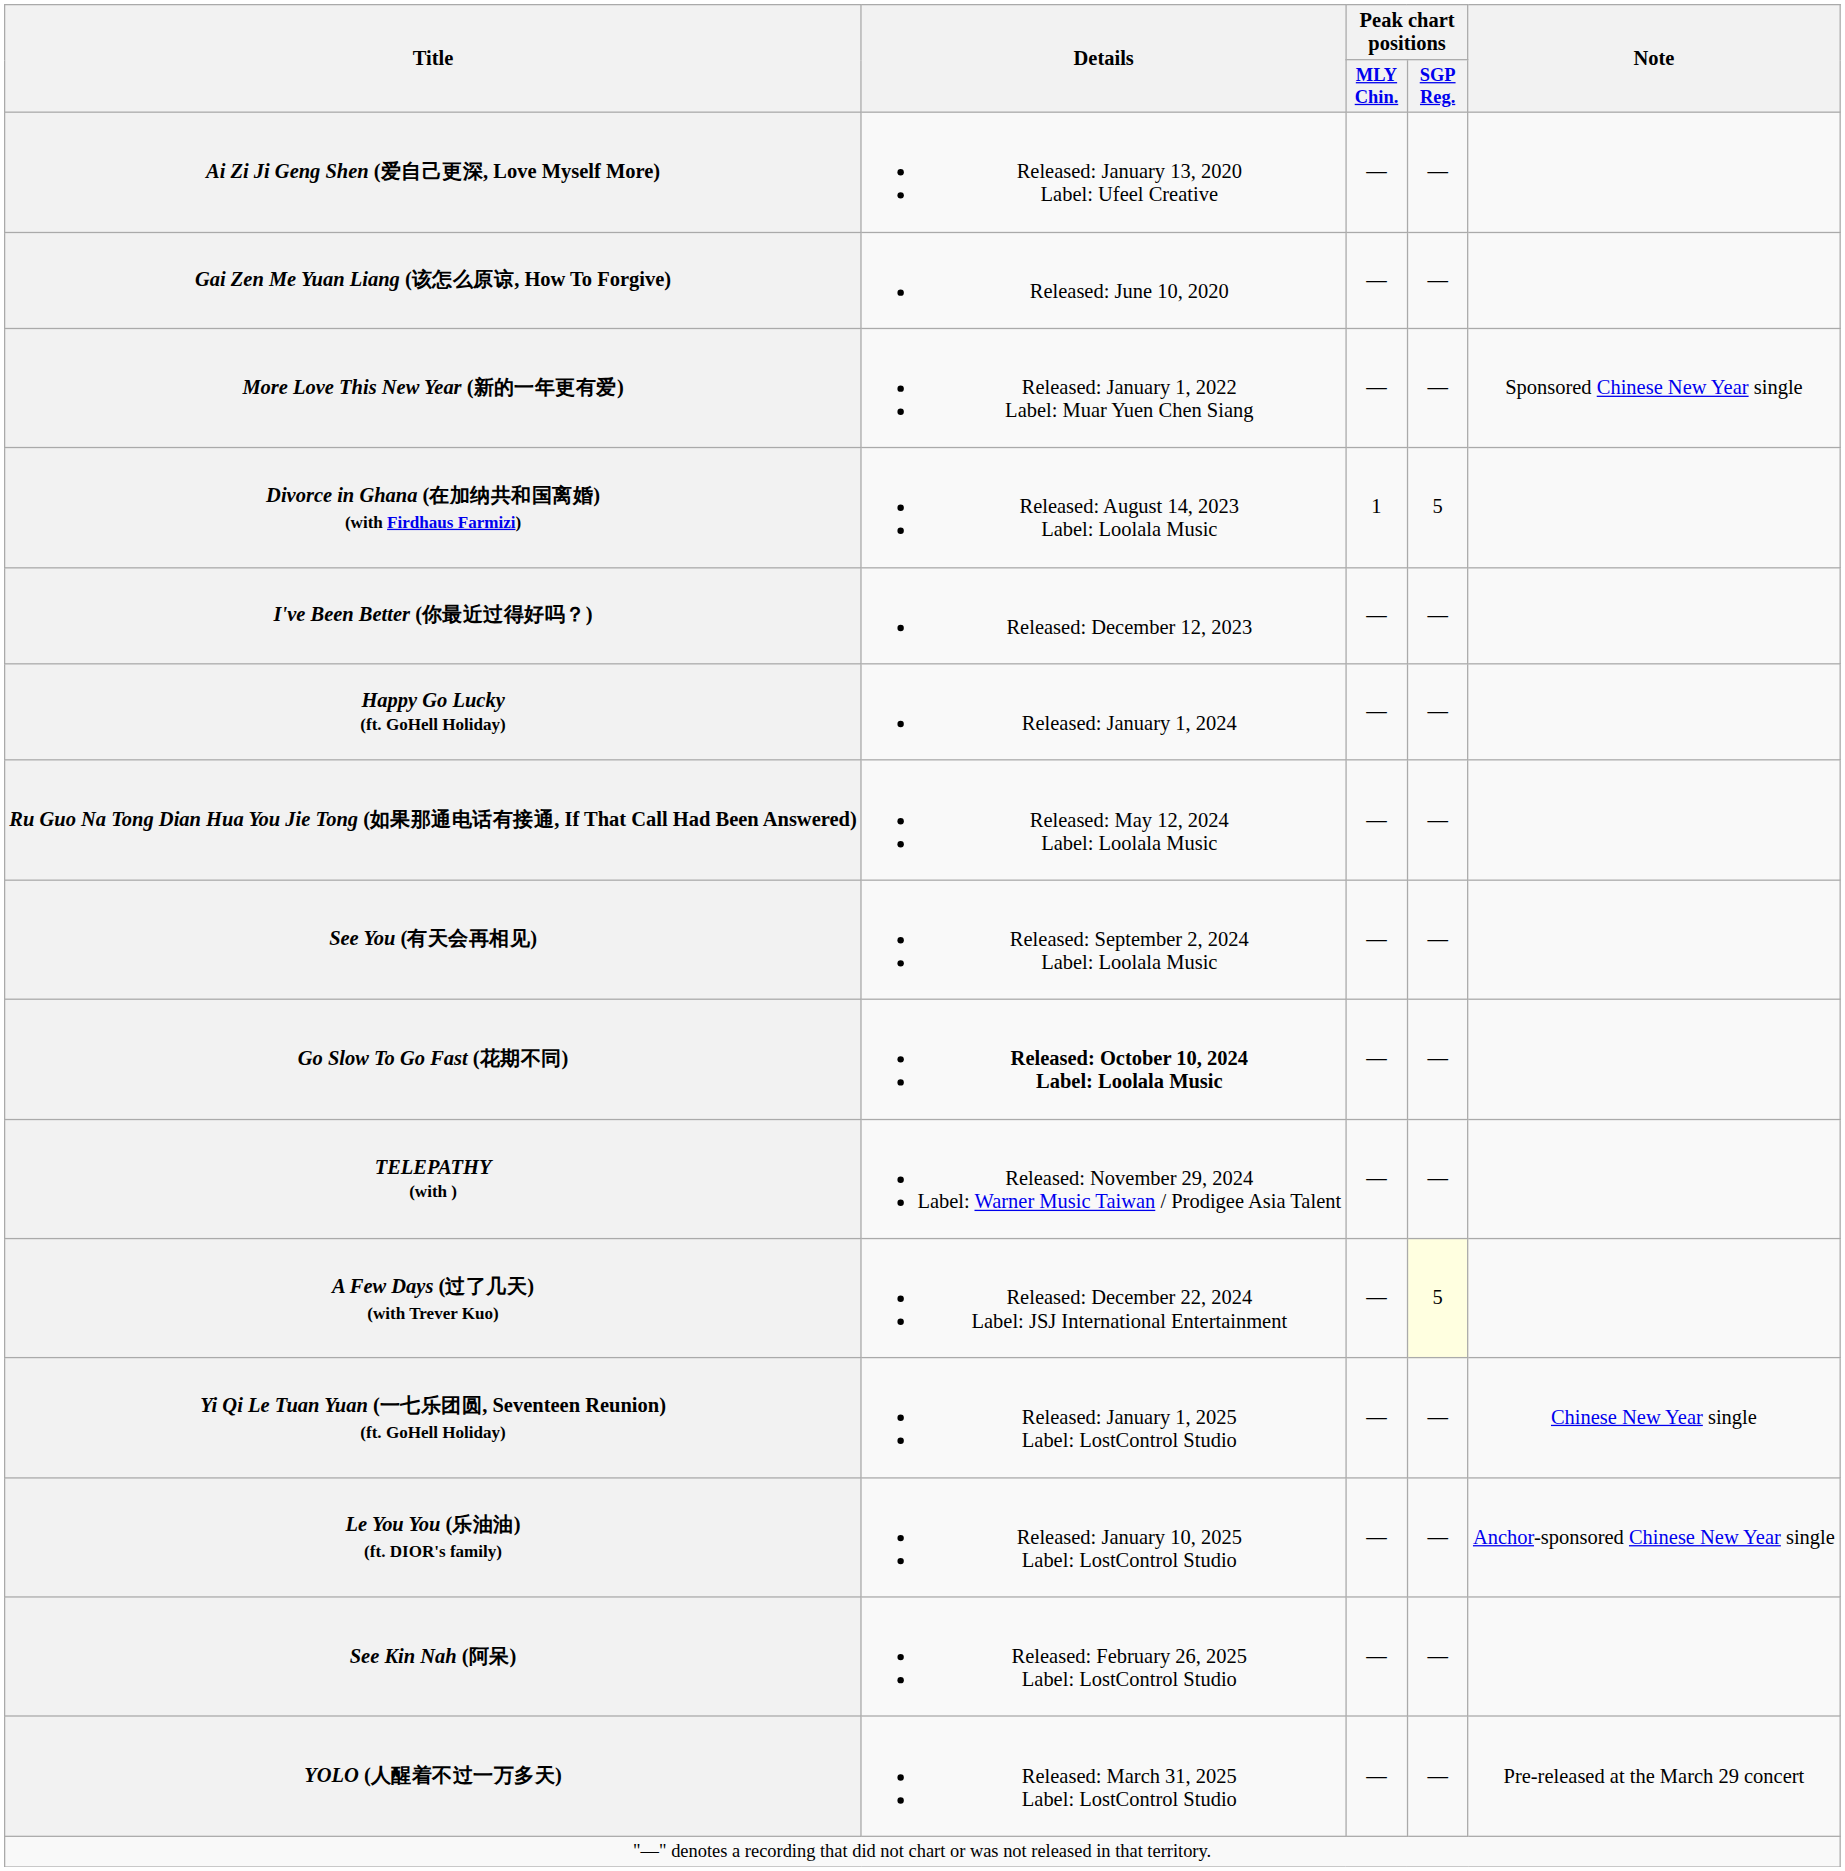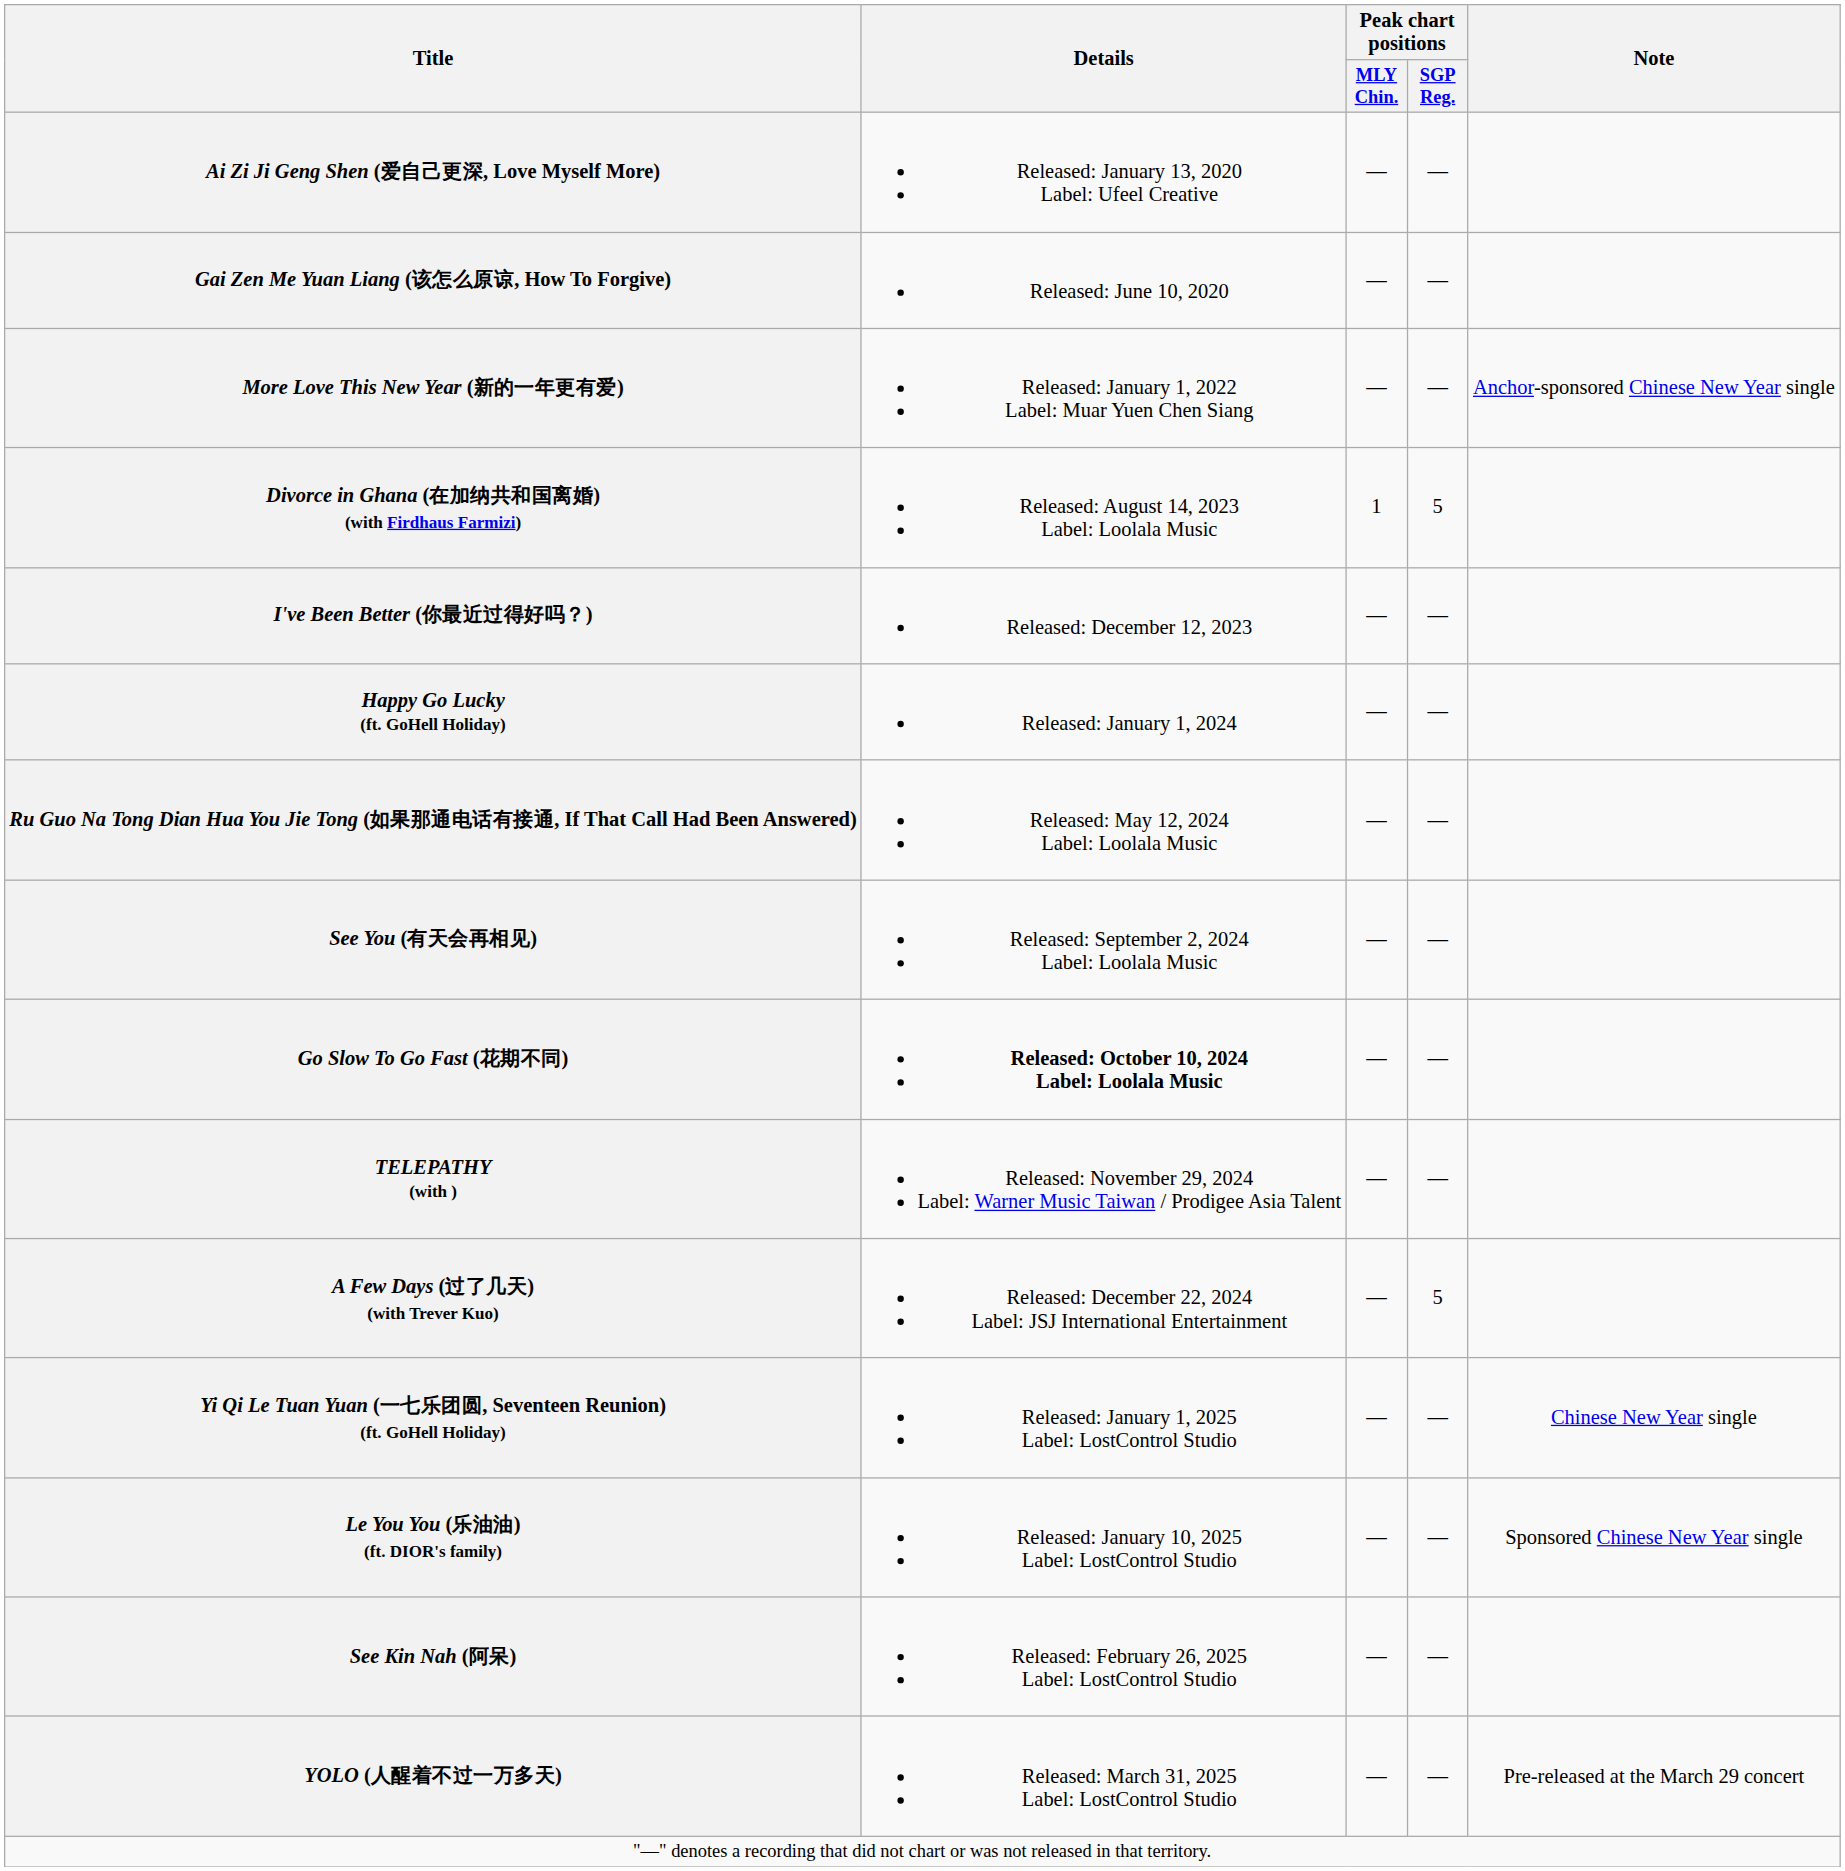(1654, 387) Sponsored Chinese New Year single -> (1654, 387) Anchor-sponsored Chinese New Year single
(1438, 1298) lightyellow background -> (1438, 1298) no background
(1654, 1537) Anchor-sponsored Chinese New Year single -> (1654, 1537) Sponsored Chinese New Year single
